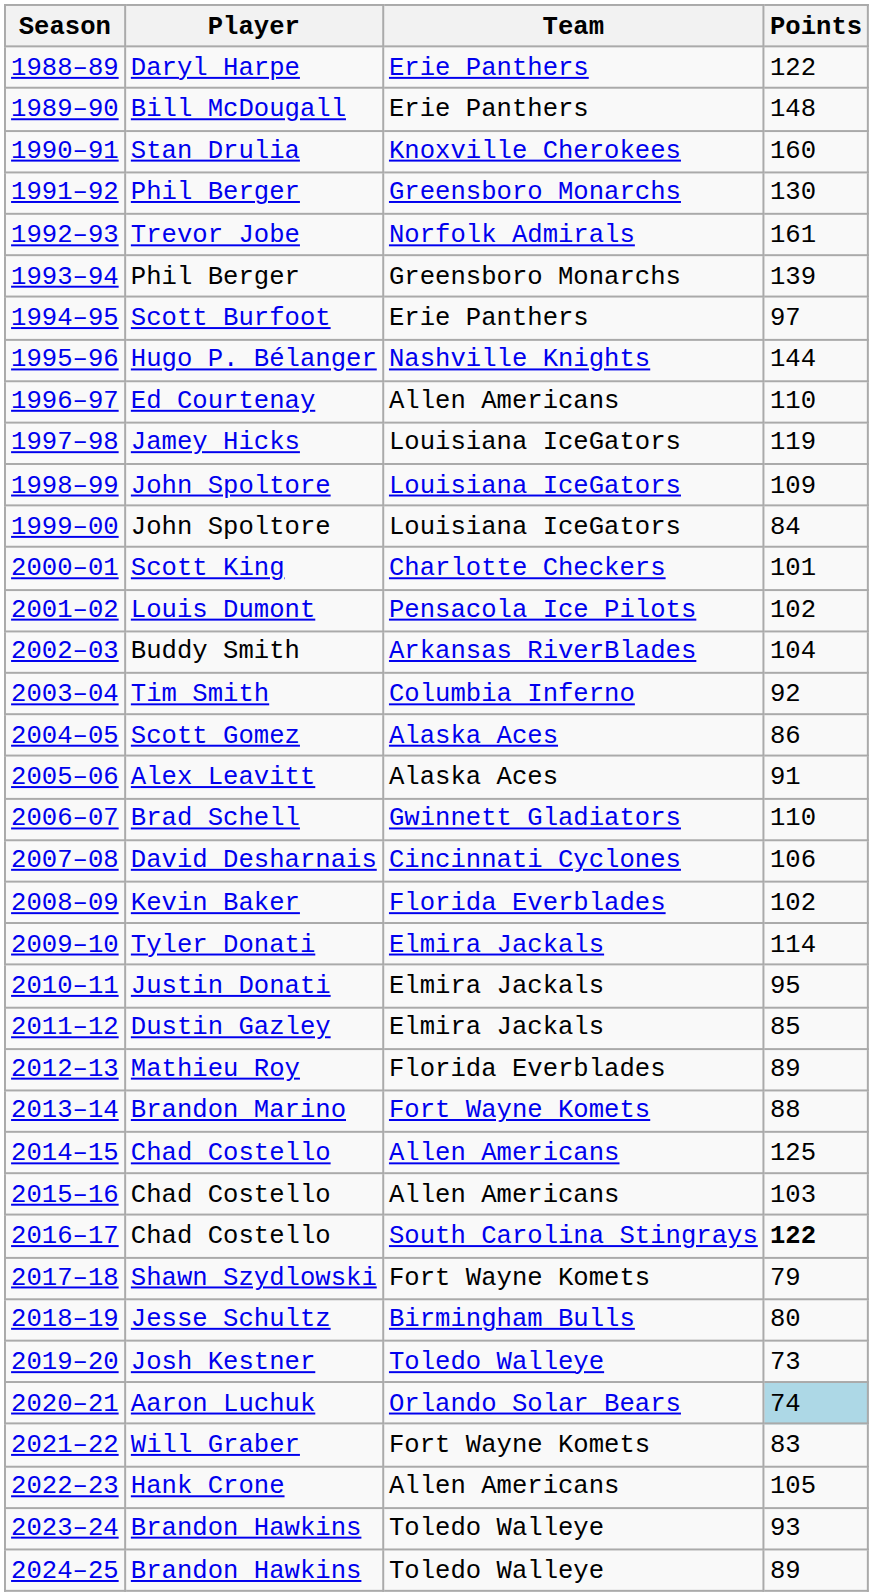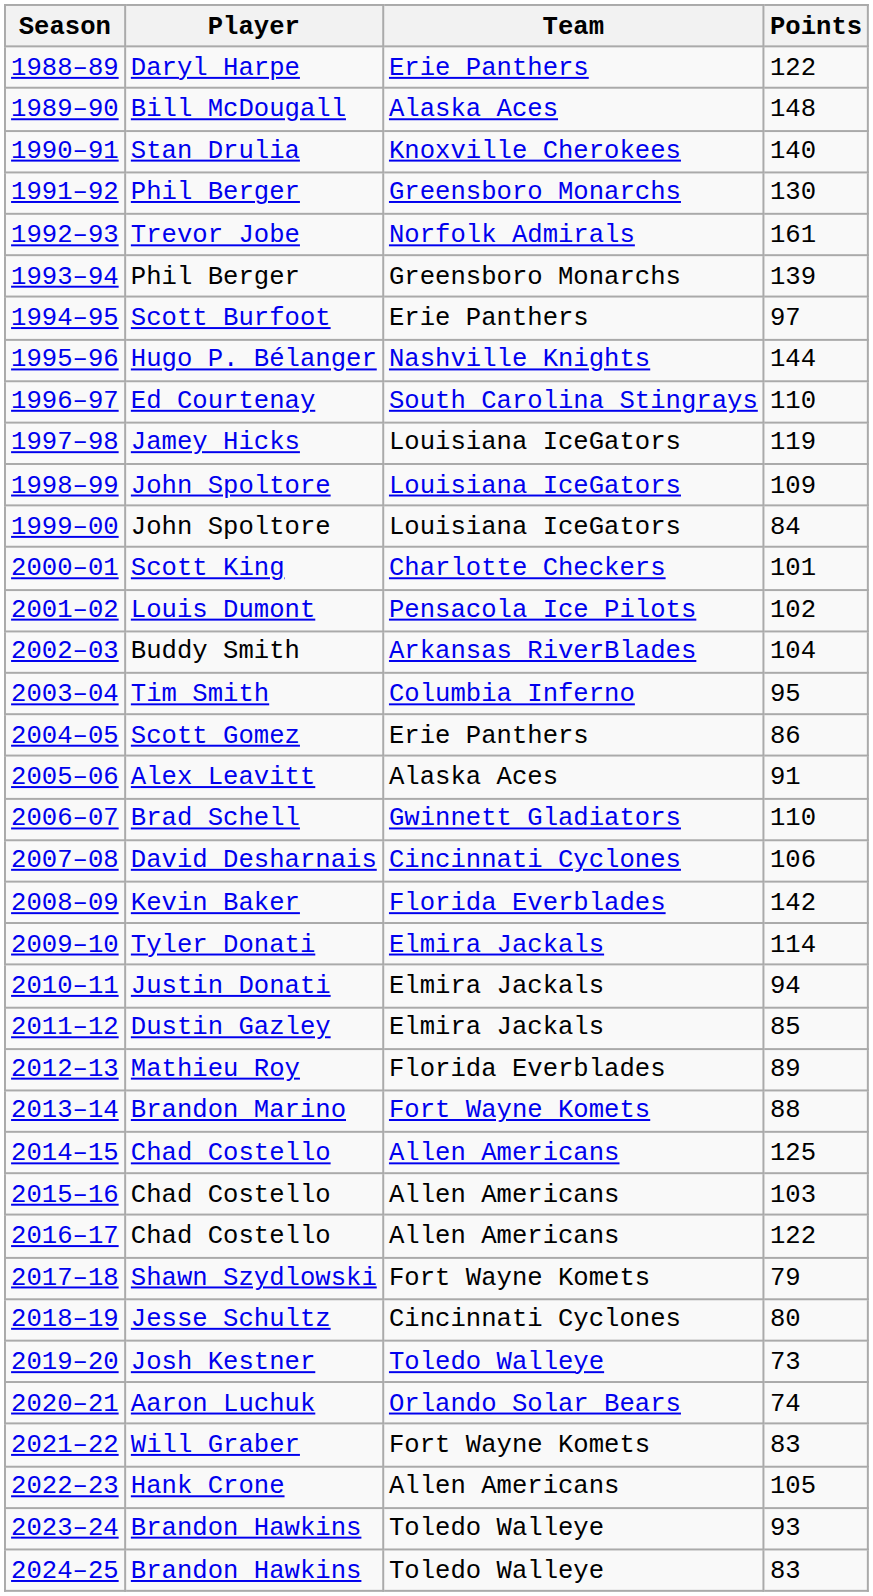(489, 109) Erie Panthers -> (473, 109) Alaska Aces
(793, 151) 160 -> (793, 151) 140
(504, 402) Allen Americans -> (573, 402) South Carolina Stingrays
(785, 694) 92 -> (785, 694) 95
(473, 735) Alaska Aces -> (489, 735) Erie Panthers
(793, 902) 102 -> (793, 902) 142
(785, 986) 95 -> (785, 986) 94
(573, 1236) South Carolina Stingrays -> (504, 1236) Allen Americans
(793, 1236) bold -> (793, 1236) normal
(512, 1320) Birmingham Bulls -> (535, 1320) Cincinnati Cyclones
(785, 1403) lightblue background -> (785, 1403) no background
(785, 1570) 89 -> (785, 1570) 83
